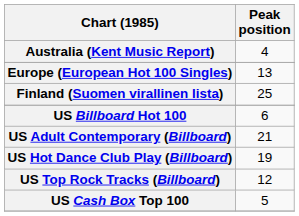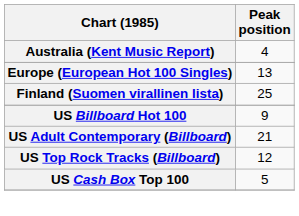(265, 115) 6 -> (265, 115) 9
- row: (120, 158)
